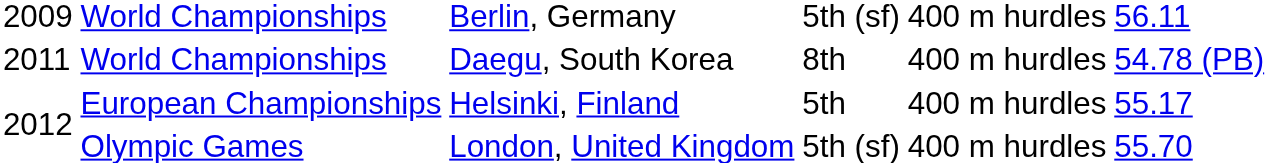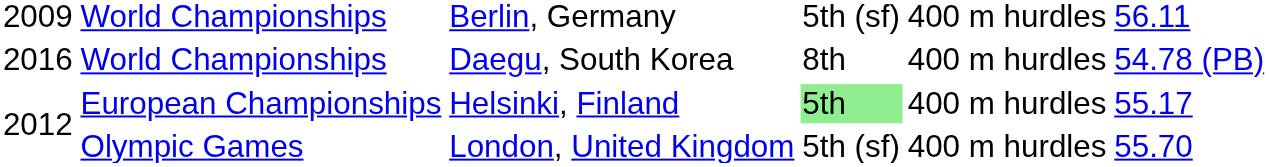(37, 60) 2011 -> (38, 60) 2016
(824, 103) no background -> (824, 103) lightgreen background
